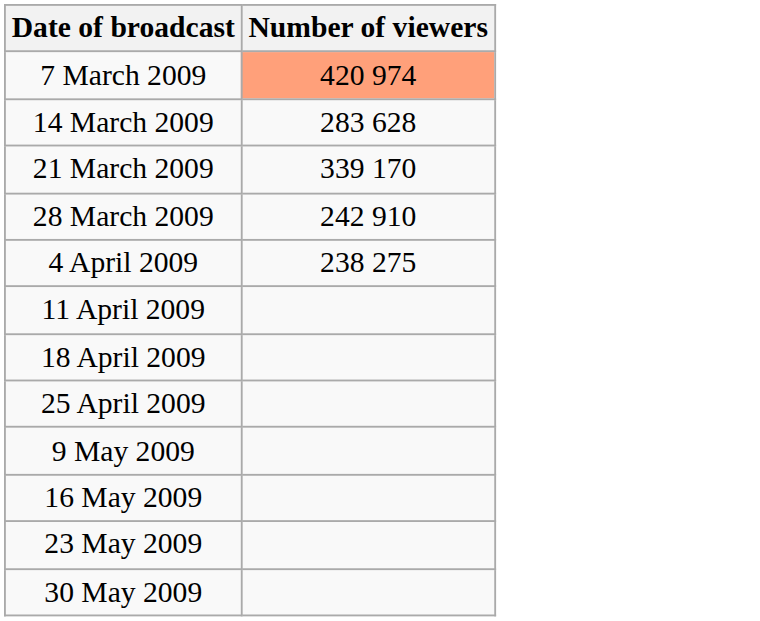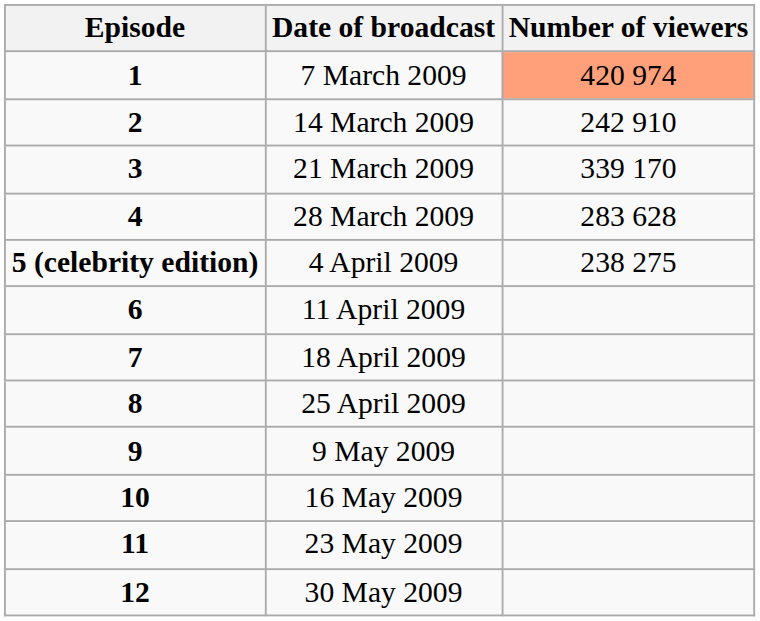+ column: (135, 27)
(368, 121) 283 628 -> (628, 121) 242 910
(368, 215) 242 910 -> (628, 215) 283 628
